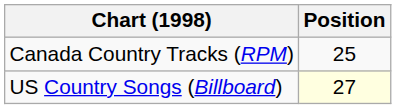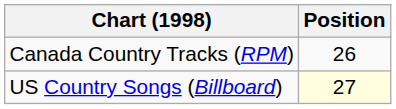(344, 53) 25 -> (344, 53) 26
